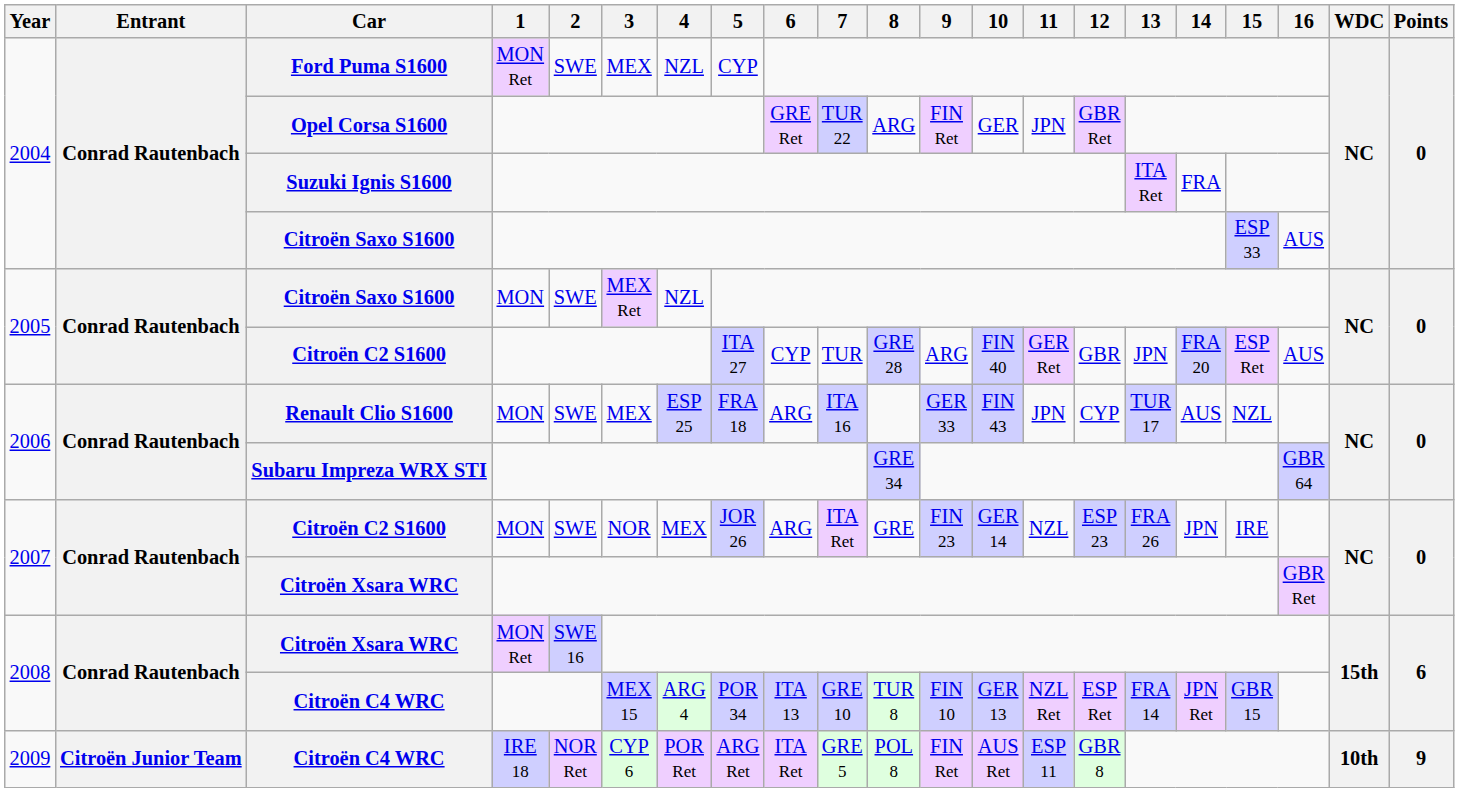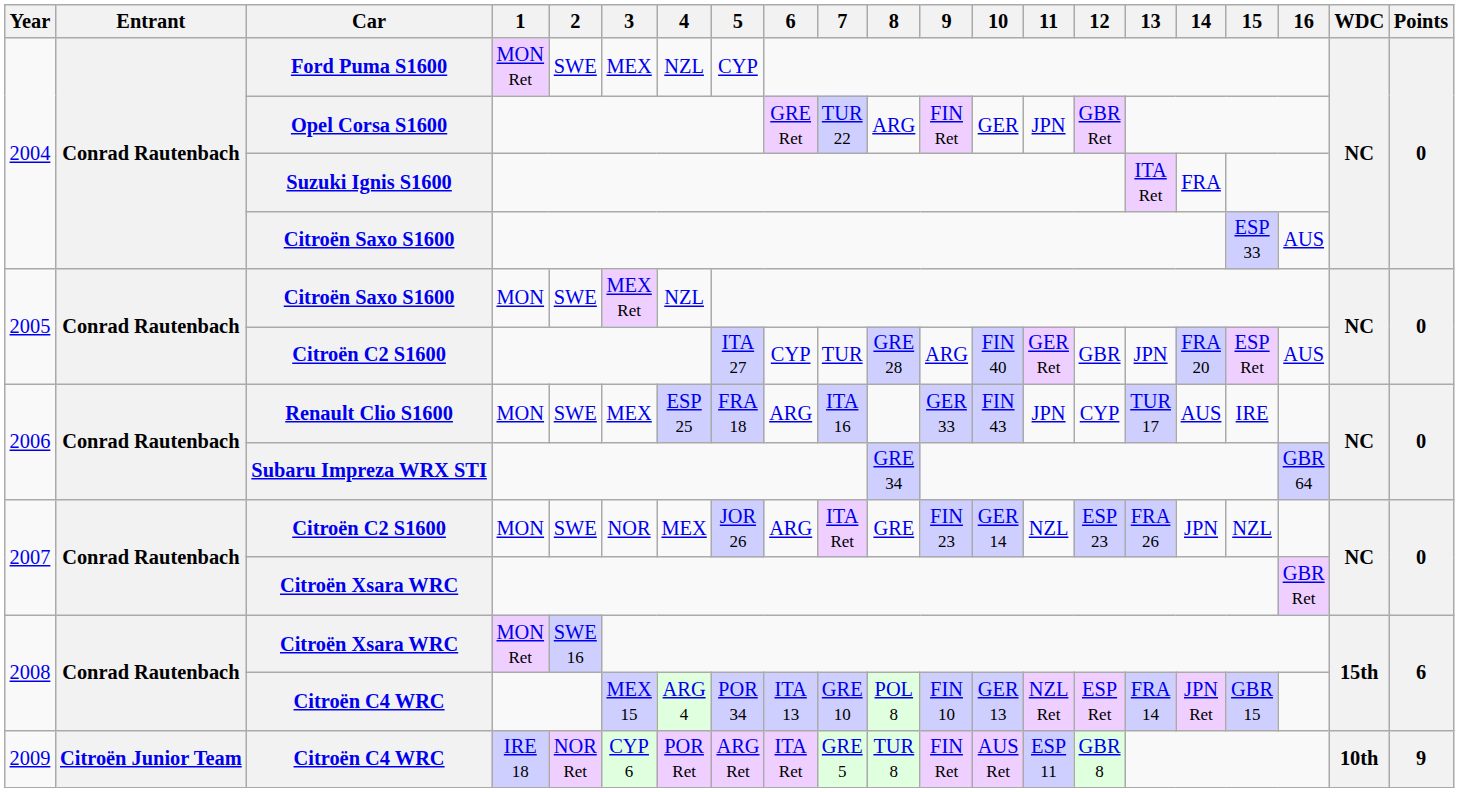(1252, 412) NZL -> (1252, 412) IRE
(1252, 527) IRE -> (1252, 527) NZL
(894, 700) TUR 8 -> (894, 700) POL 8
(894, 757) POL 8 -> (894, 757) TUR 8
